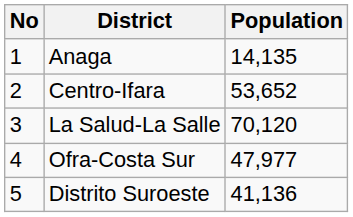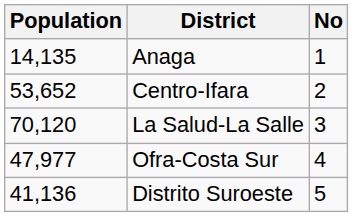columns swapped: (24, 21) <-> (287, 21)
